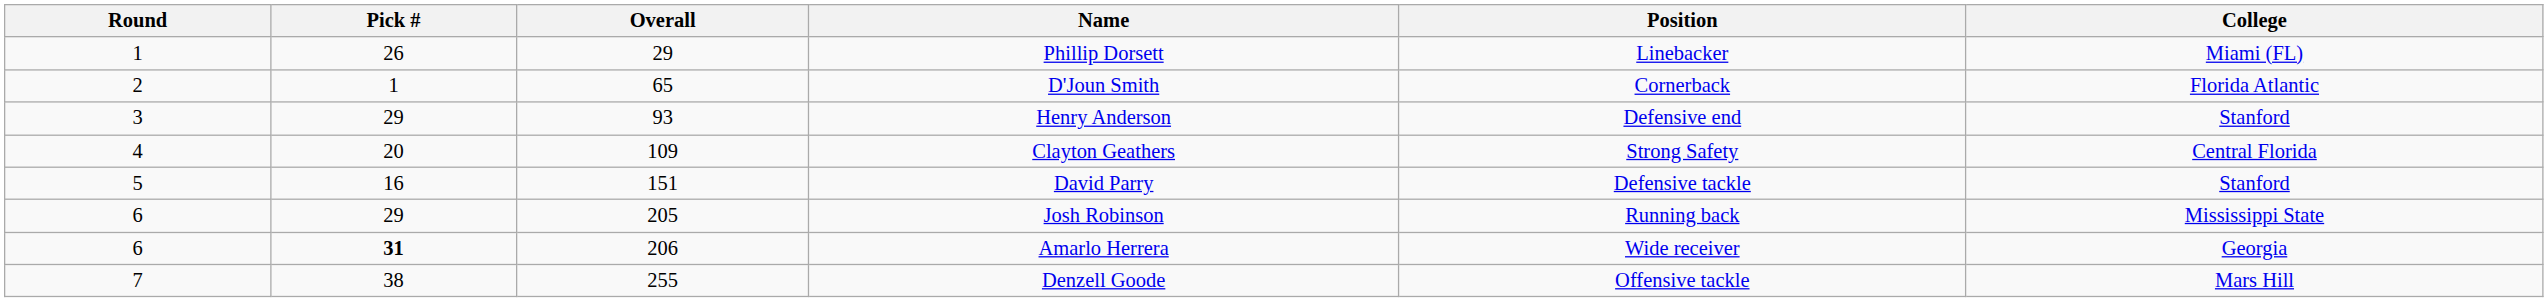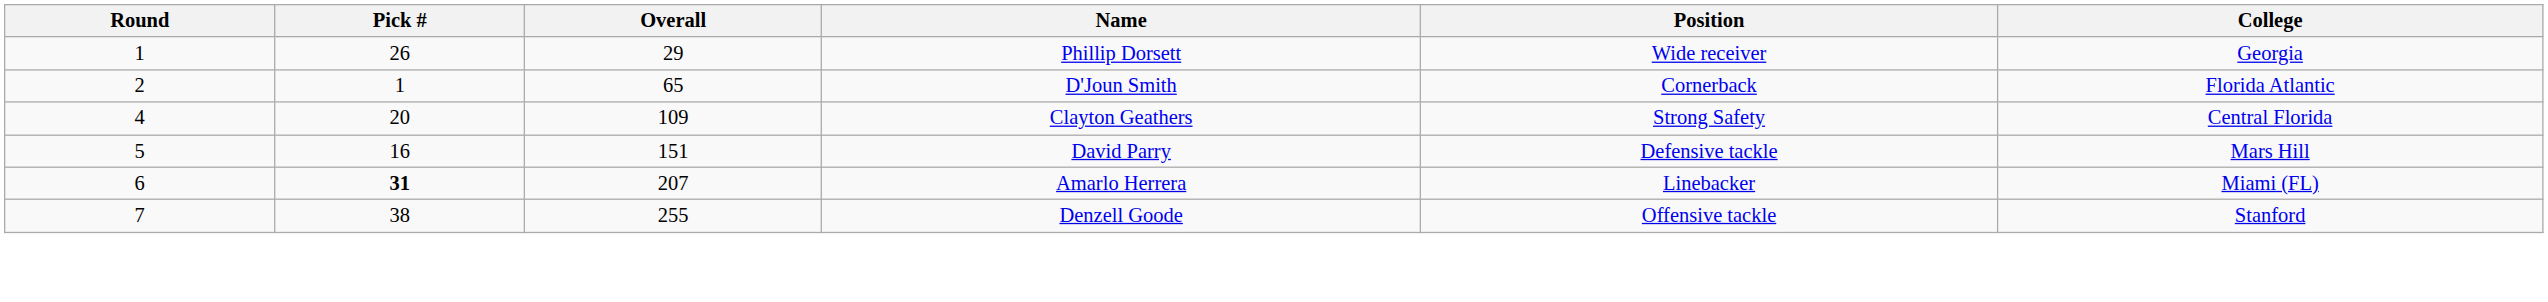(1682, 53) Linebacker -> (1709, 53) Wide receiver
(2254, 53) Miami (FL) -> (2270, 53) Georgia
- row: (1104, 118)
(2254, 183) Stanford -> (2270, 150) Mars Hill
- row: (1104, 215)
(663, 248) 206 -> (673, 183) 207
(1682, 248) Wide receiver -> (1709, 183) Linebacker
(2254, 248) Georgia -> (2270, 183) Miami (FL)
(2254, 280) Mars Hill -> (2270, 215) Stanford
